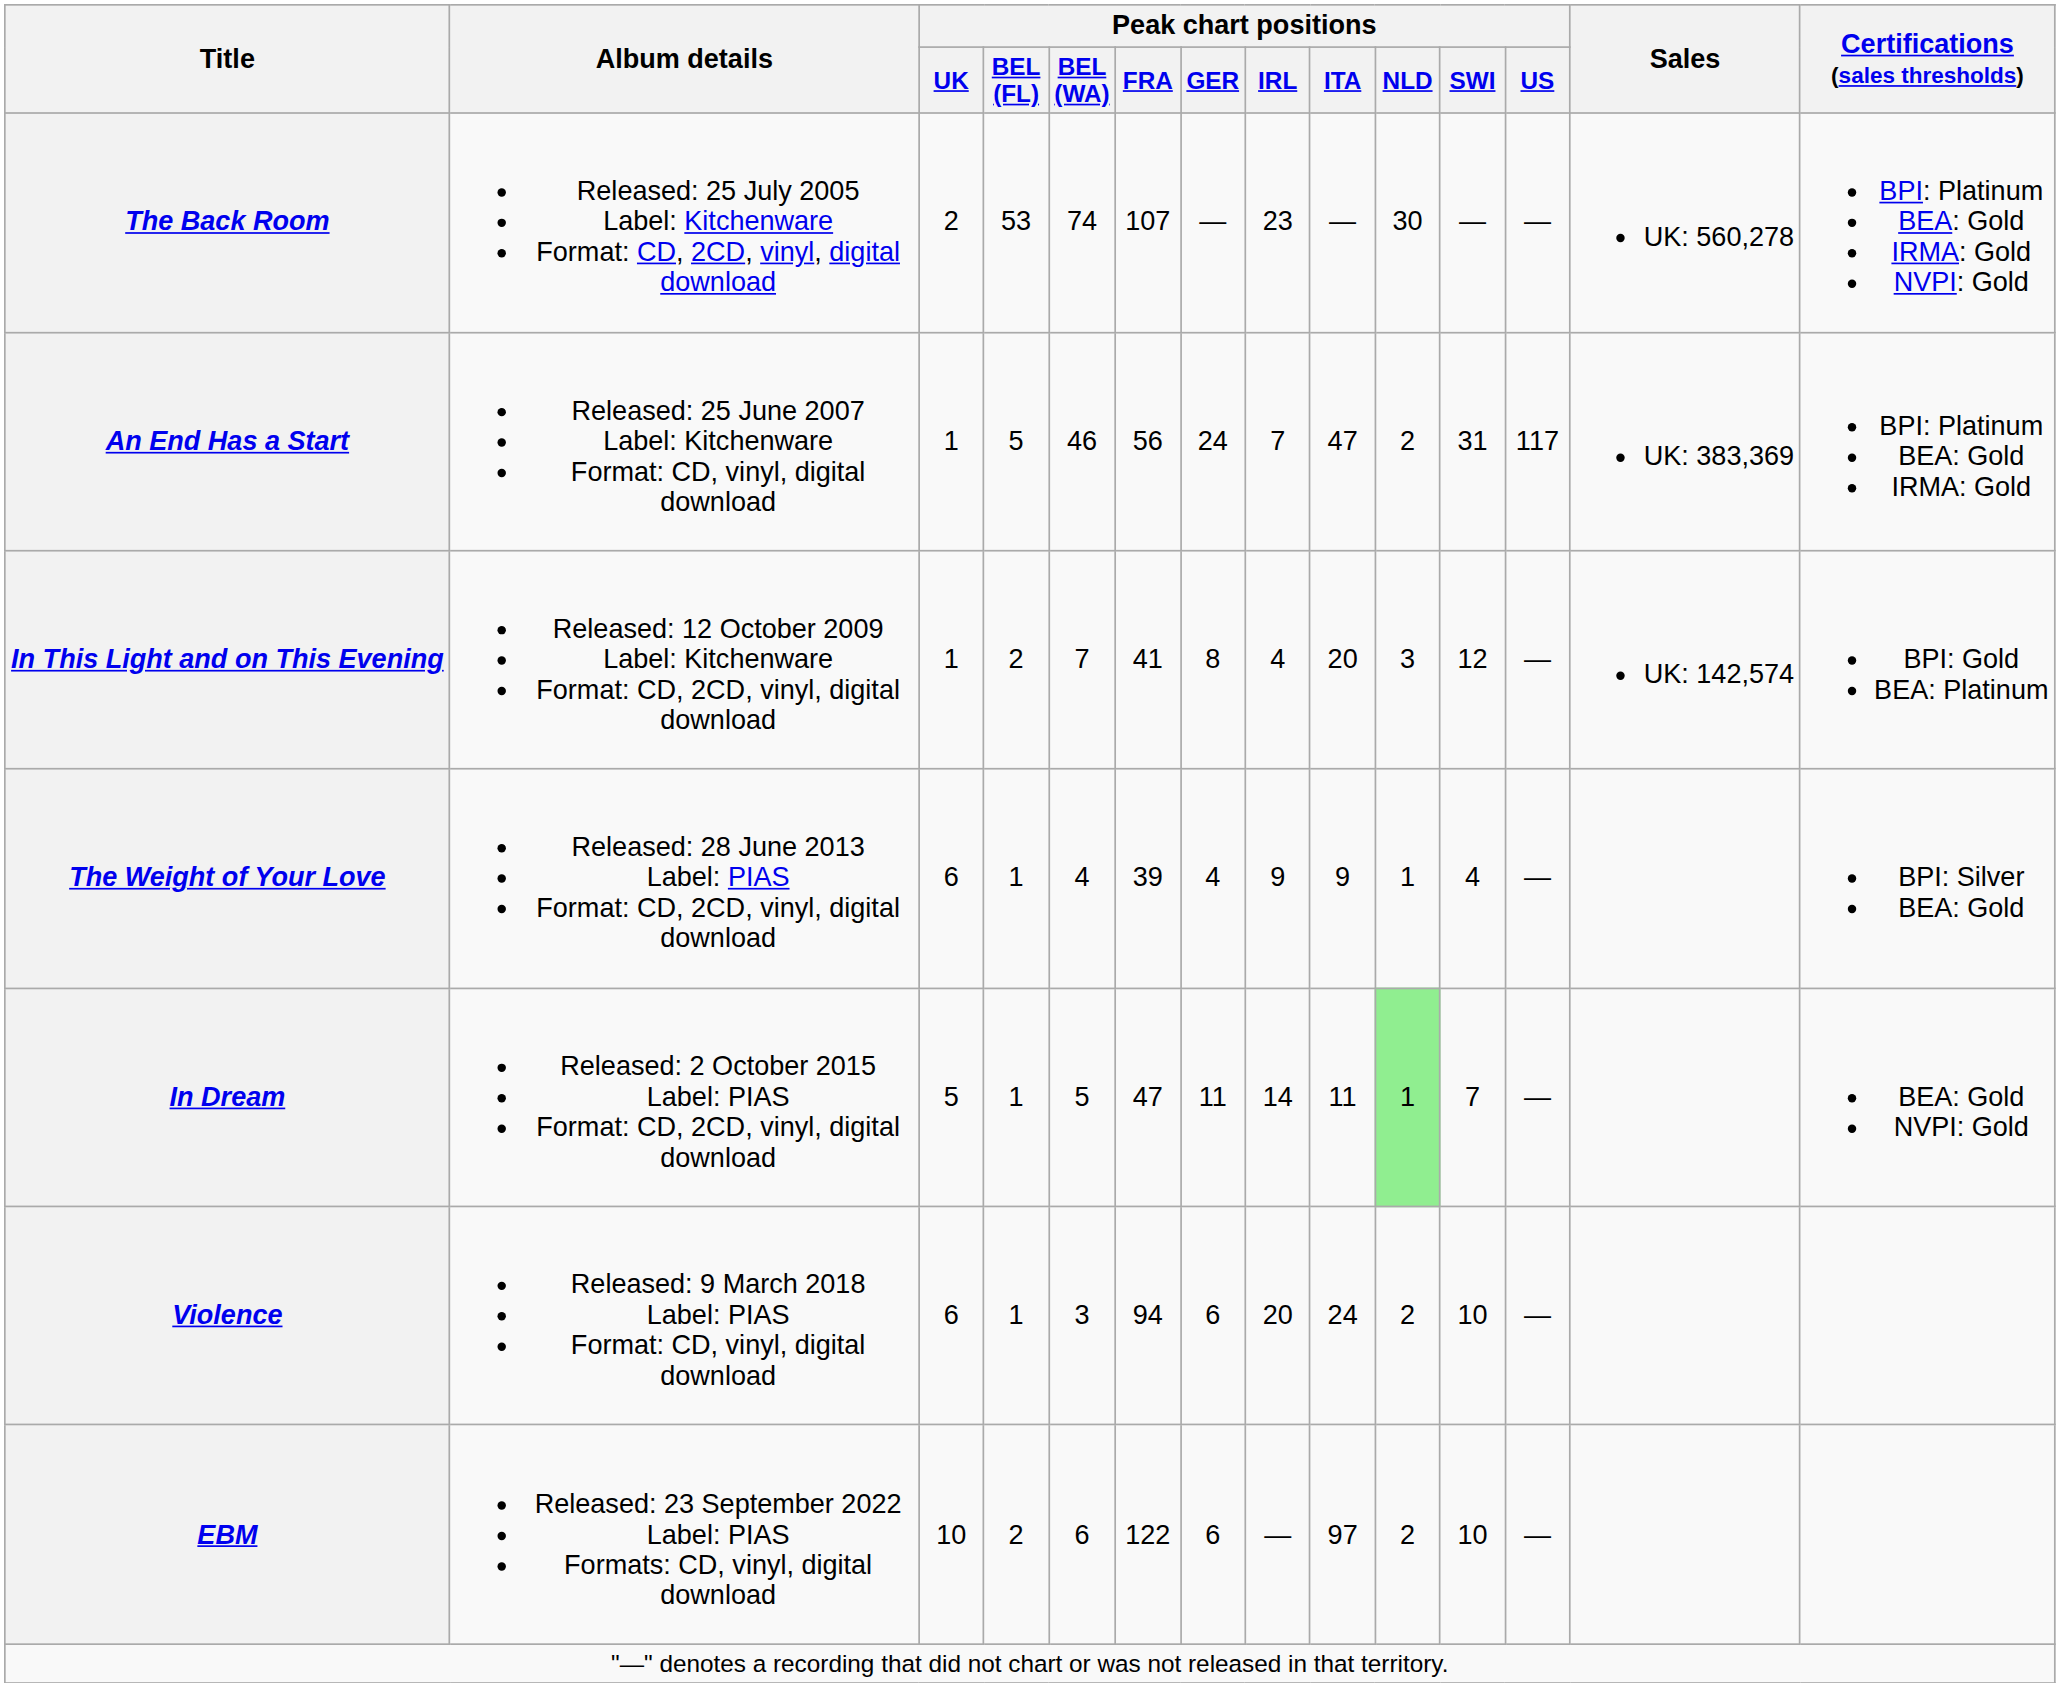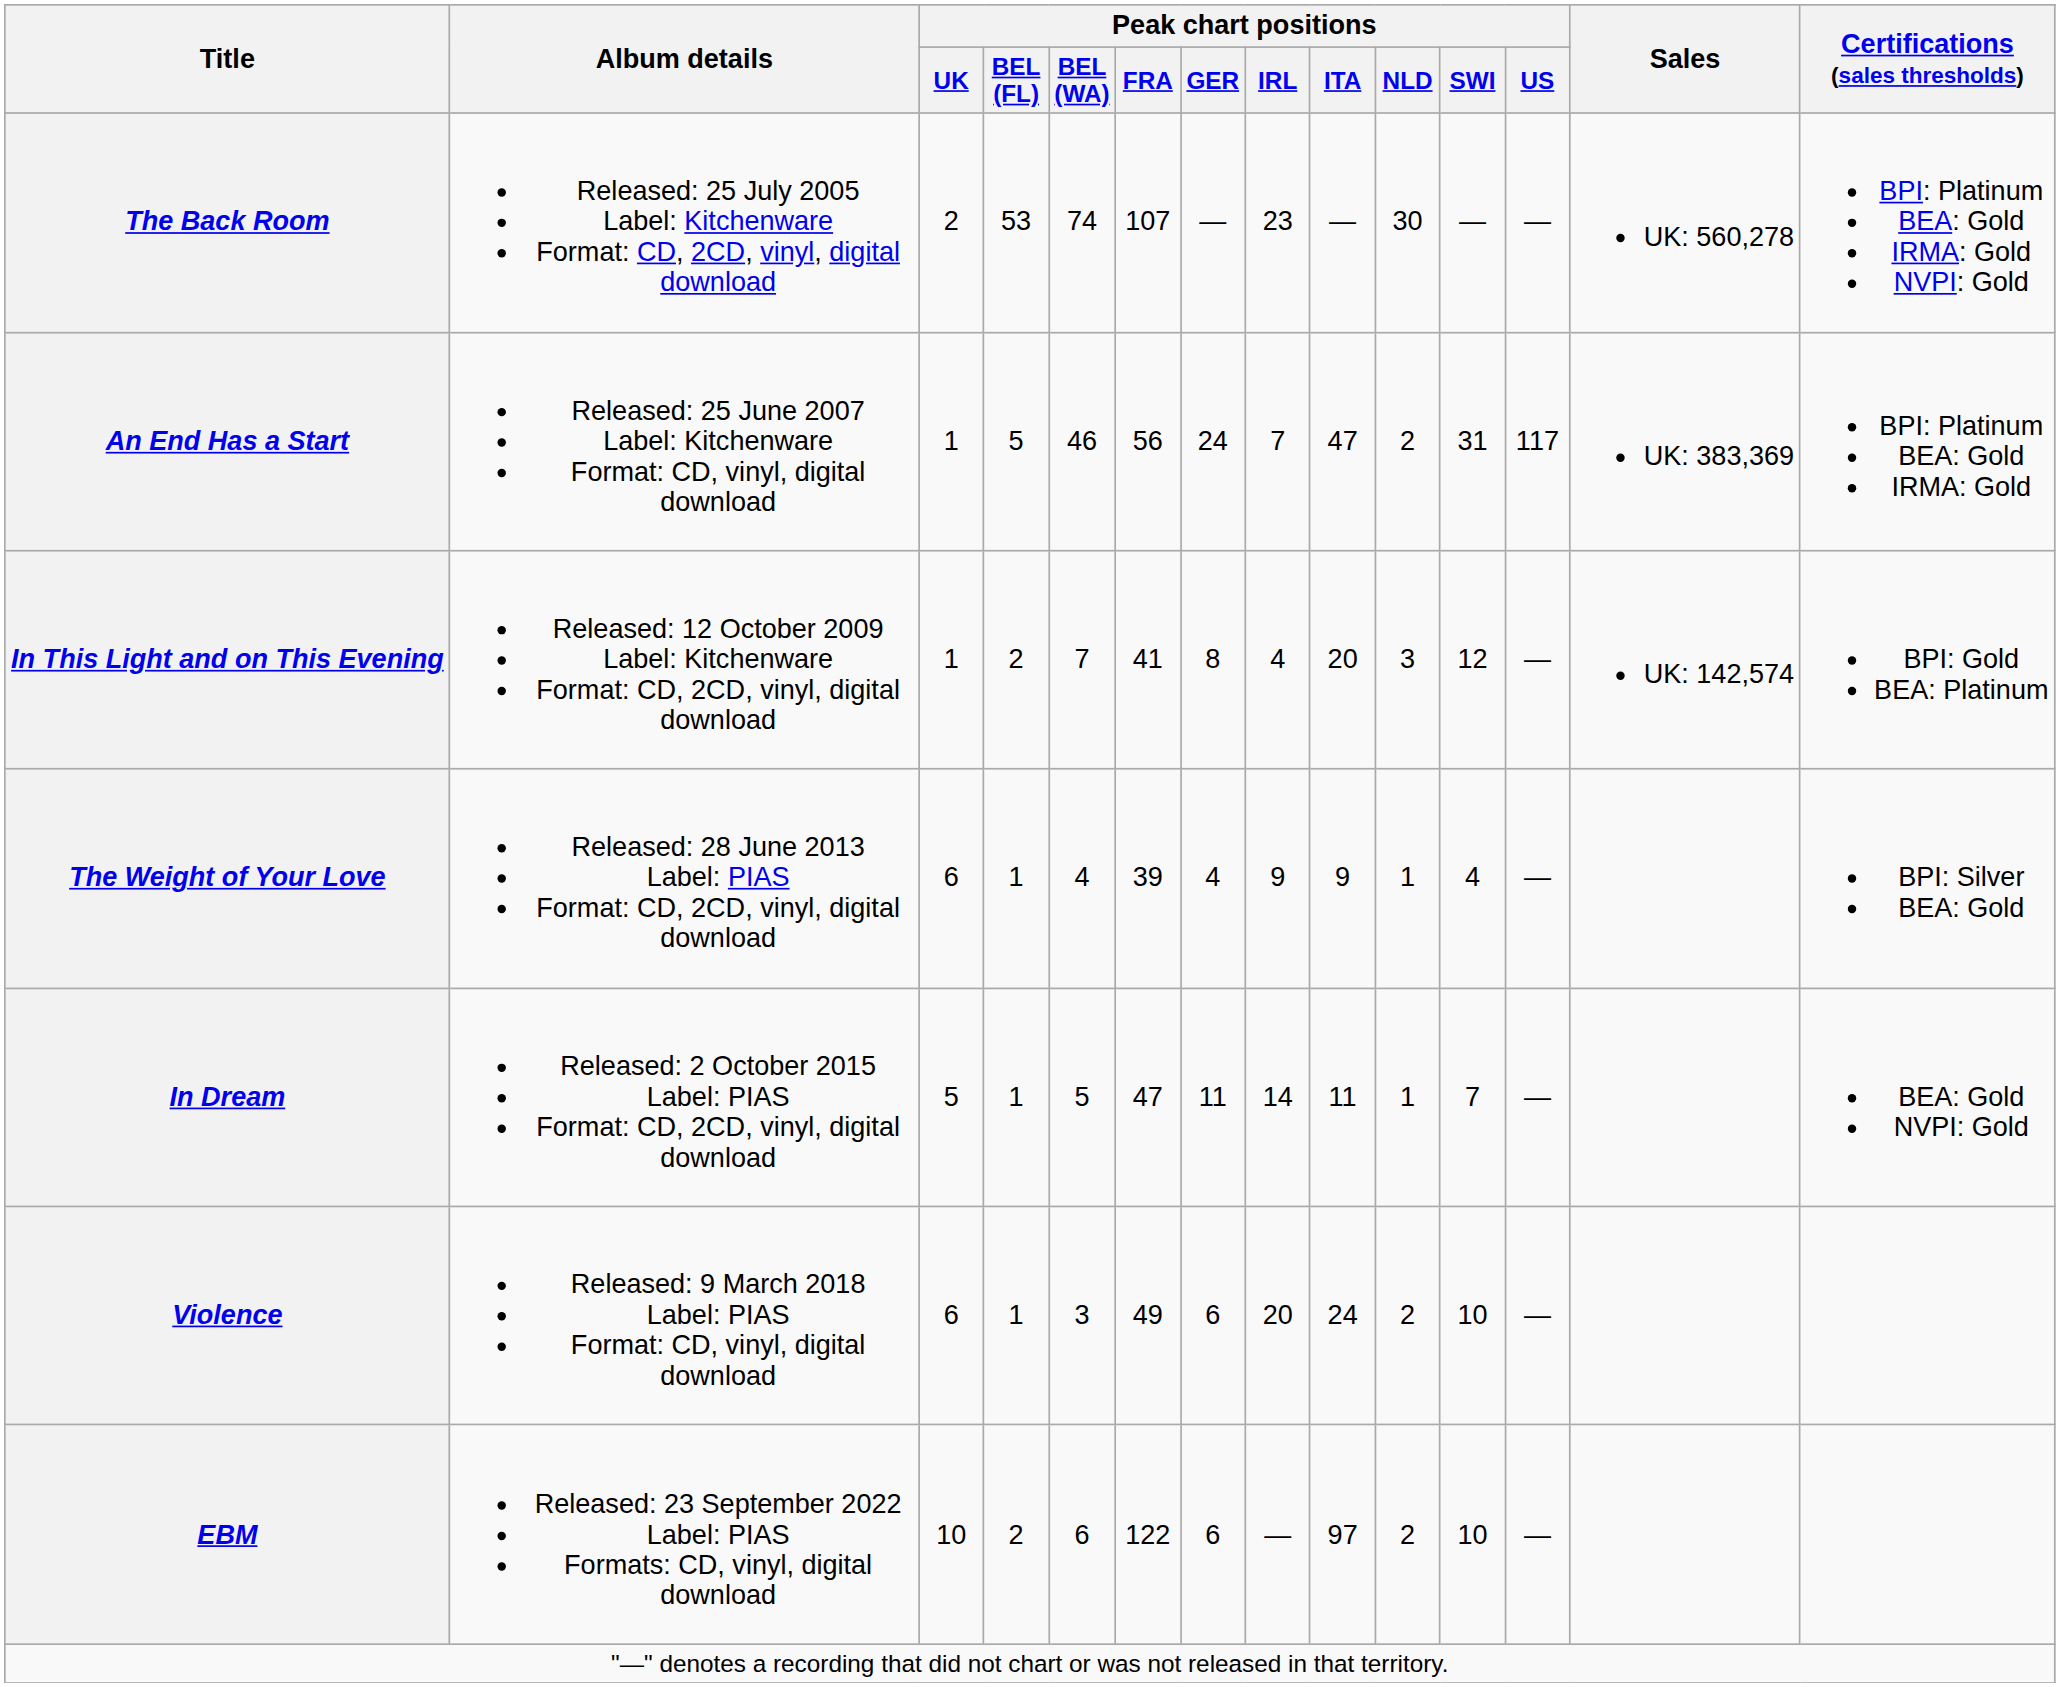(1408, 1096) lightgreen background -> (1408, 1096) no background
(1148, 1315) 94 -> (1148, 1315) 49
